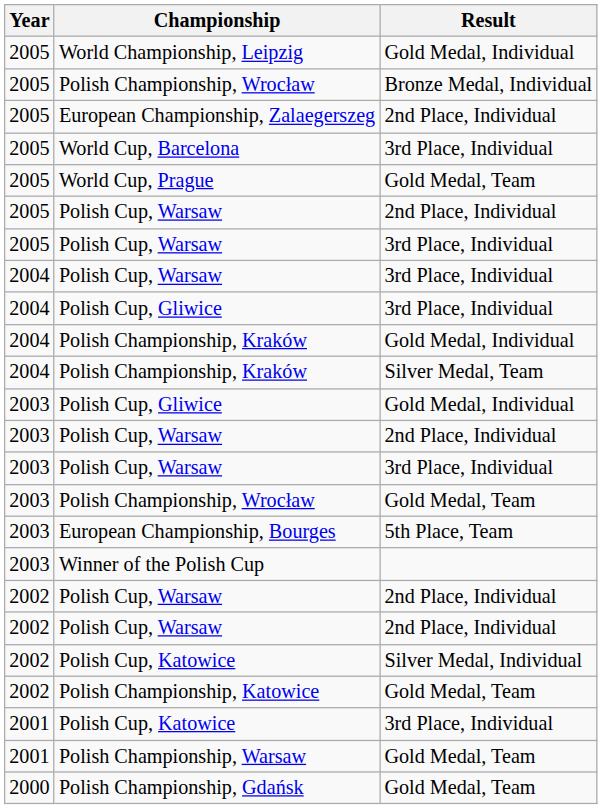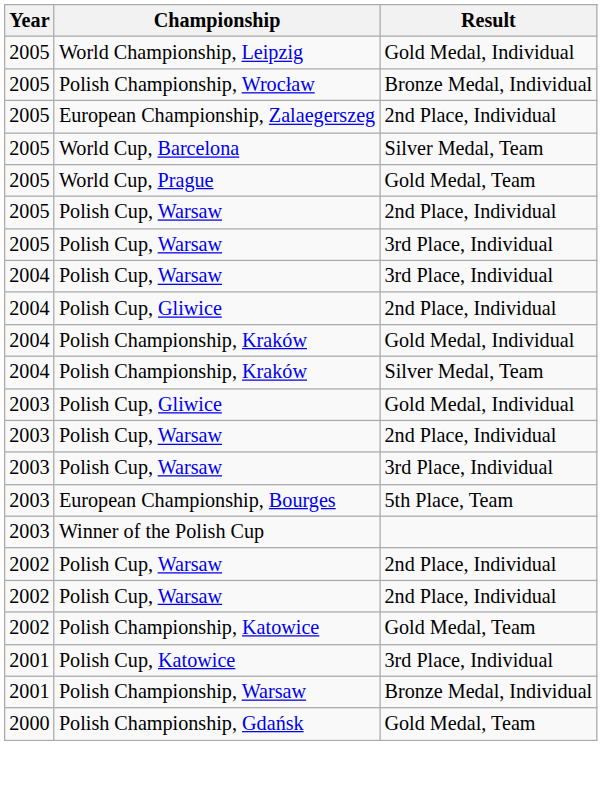(469, 148) 3rd Place, Individual -> (464, 148) Silver Medal, Team
(469, 308) 3rd Place, Individual -> (470, 308) 2nd Place, Individual
- row: (29, 500)
- row: (29, 659)
(460, 755) Gold Medal, Team -> (488, 691) Bronze Medal, Individual
